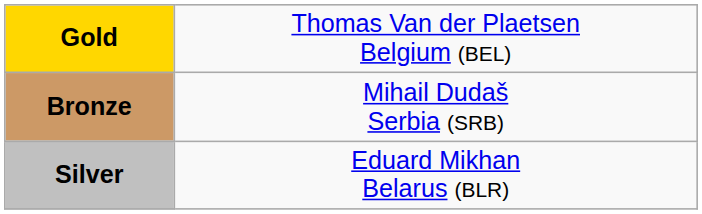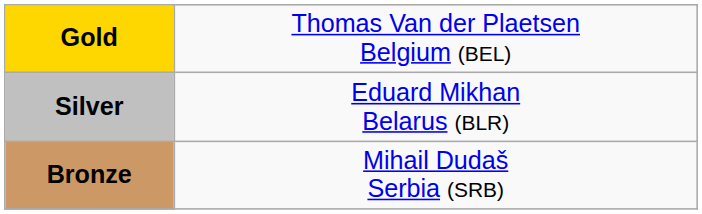rows swapped: (89, 174) <-> (89, 106)
